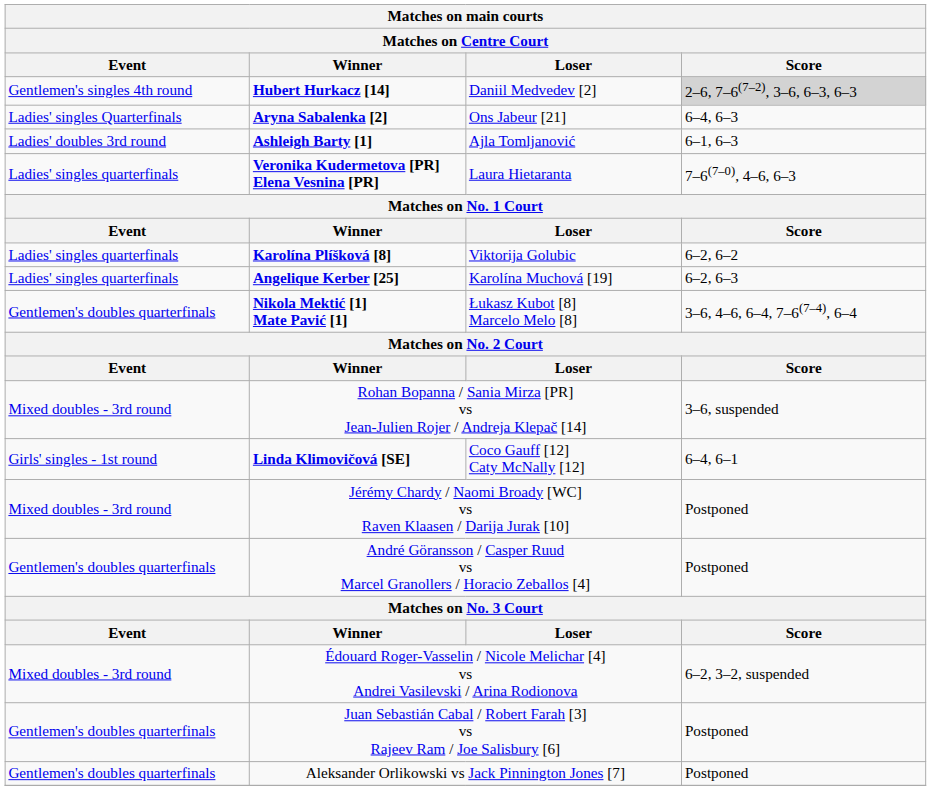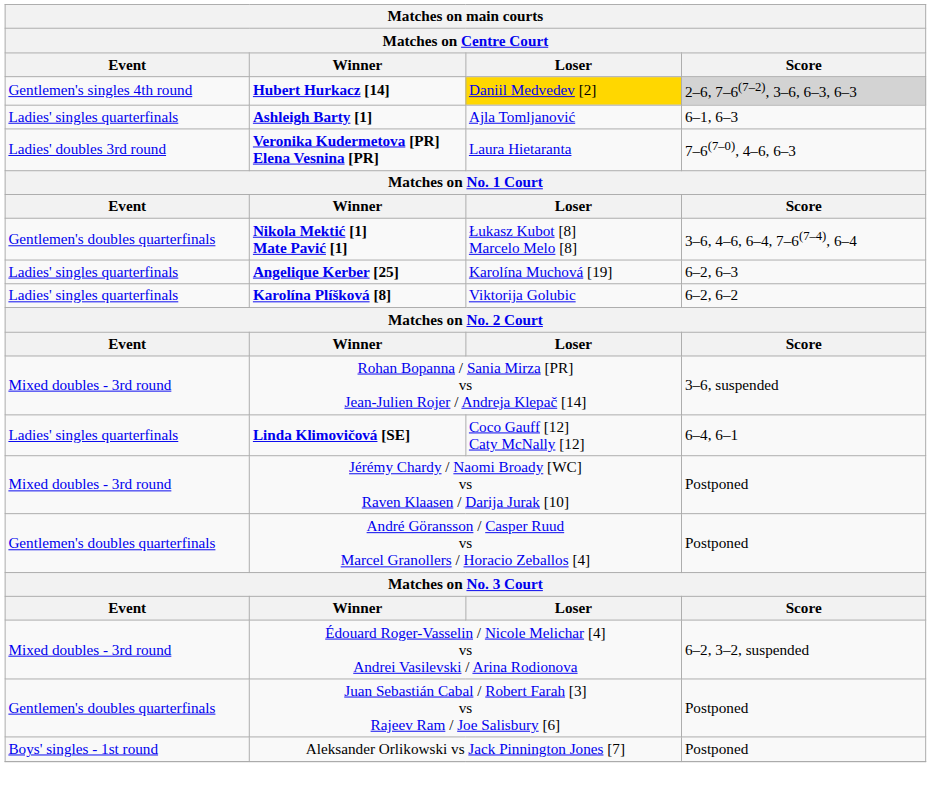(533, 90) no background -> (533, 90) gold background
- row: (320, 117)
(87, 141) Ladies' doubles 3rd round -> (93, 117) Ladies' singles quarterfinals
(93, 173) Ladies' singles quarterfinals -> (87, 149) Ladies' doubles 3rd round
rows swapped: (322, 254) <-> (310, 311)
(83, 459) Girls' singles - 1st round -> (93, 435) Ladies' singles quarterfinals
(112, 773) Gentlemen's doubles quarterfinals -> (83, 749) Boys' singles - 1st round
